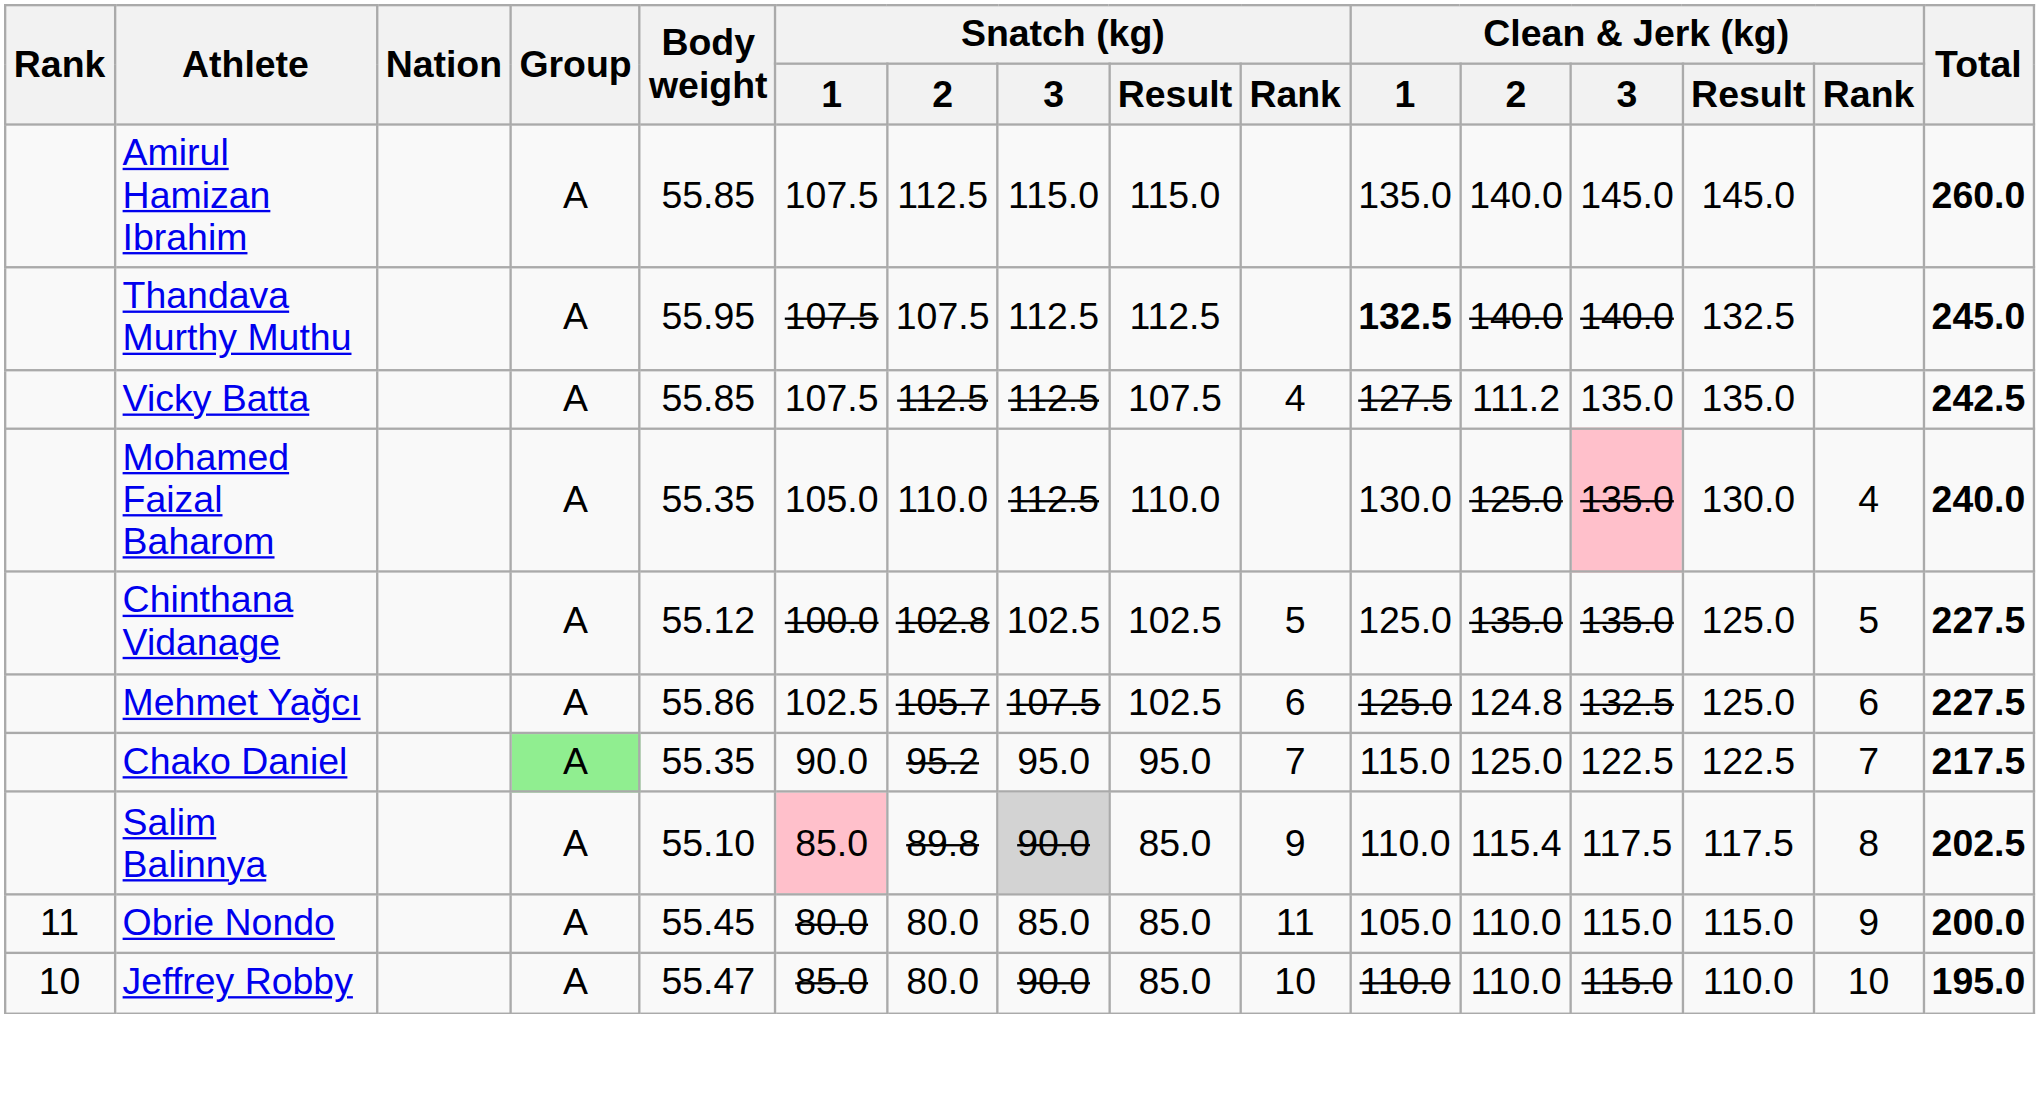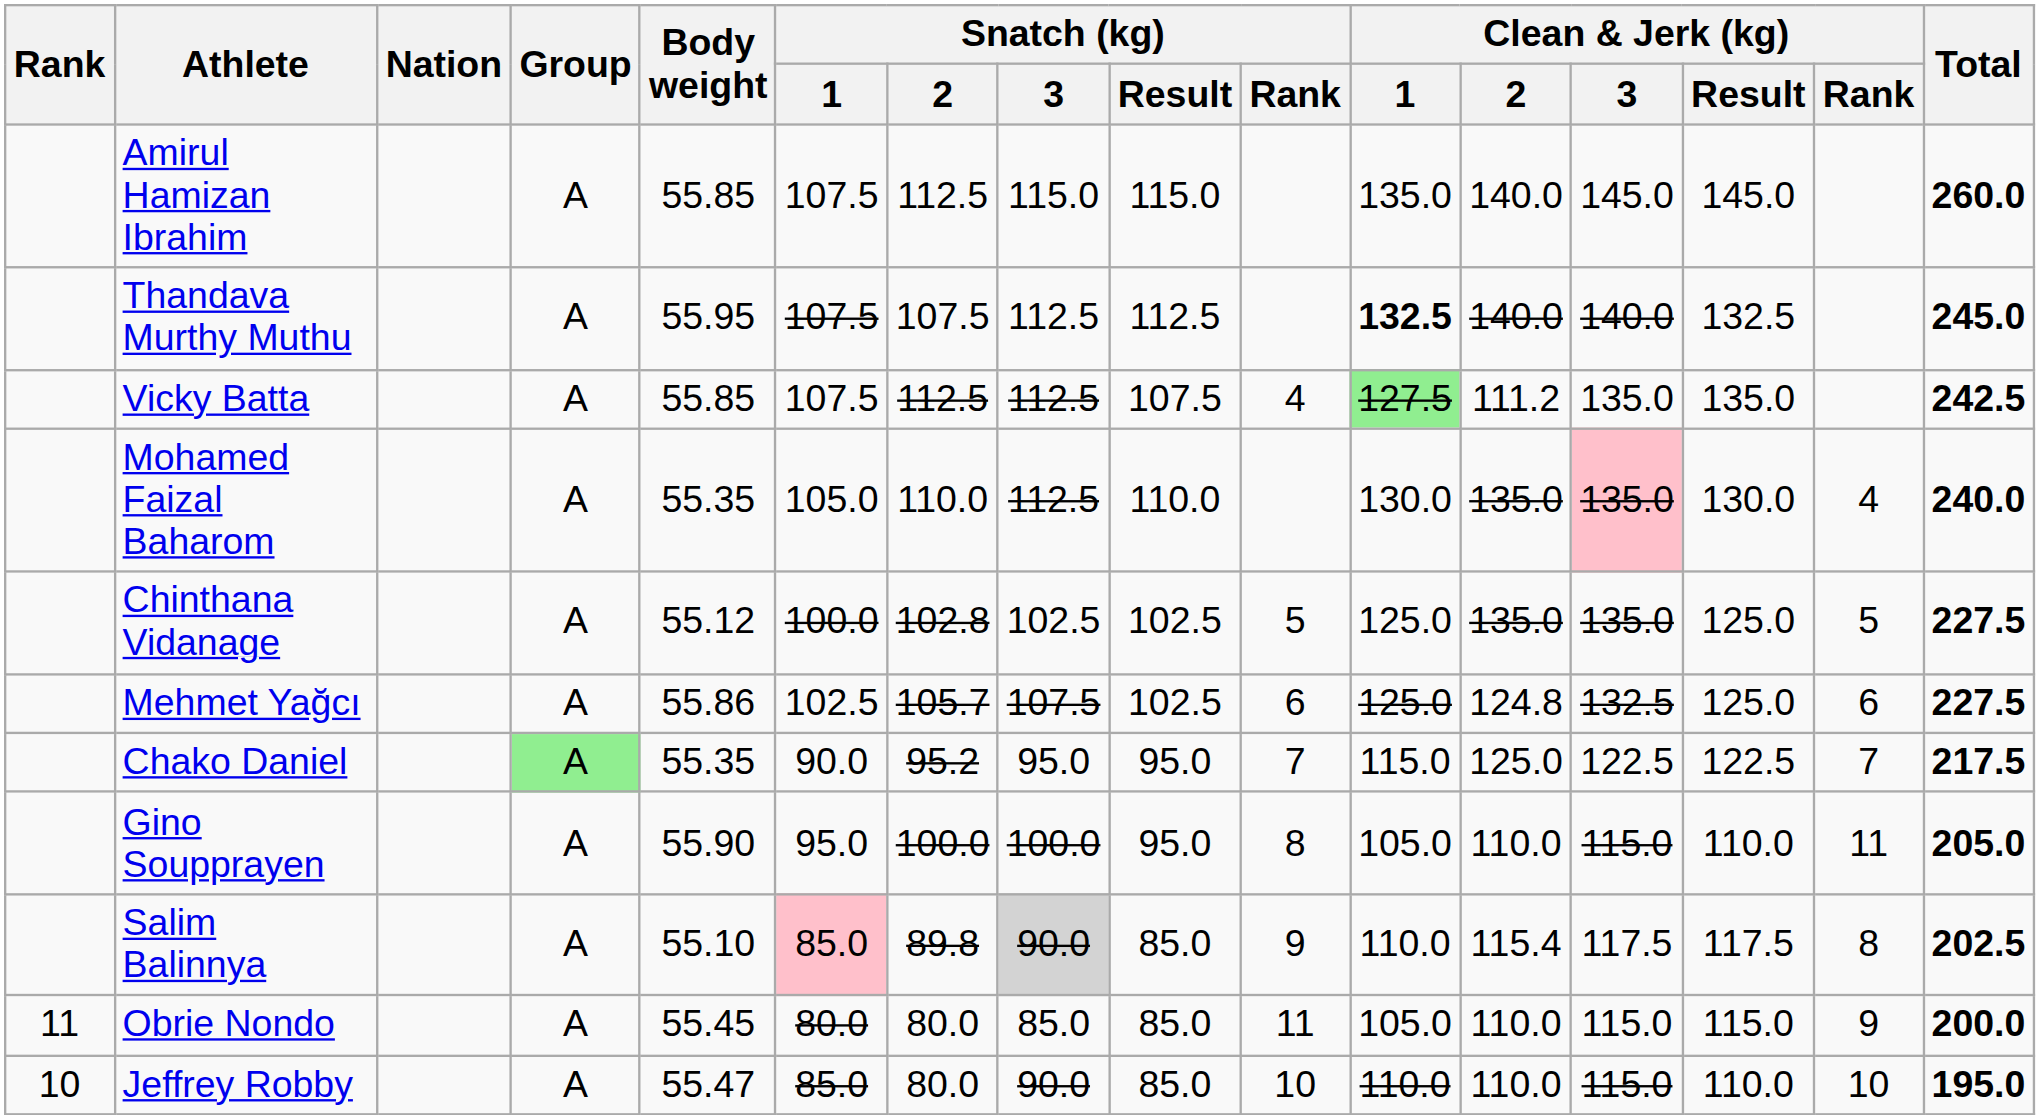(1405, 398) no background -> (1405, 398) lightgreen background
(1516, 499) 125.0 -> (1516, 499) 135.0
+ row: (224, 842)
